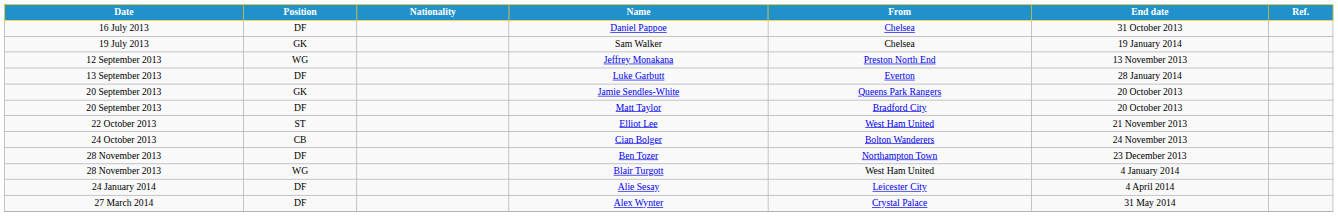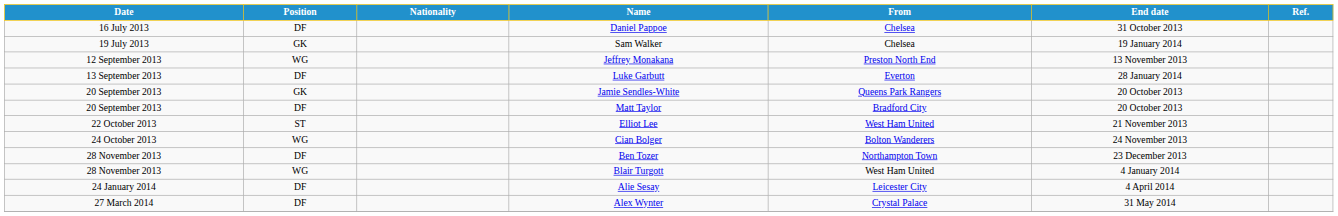(300, 140) CB -> (300, 140) WG
